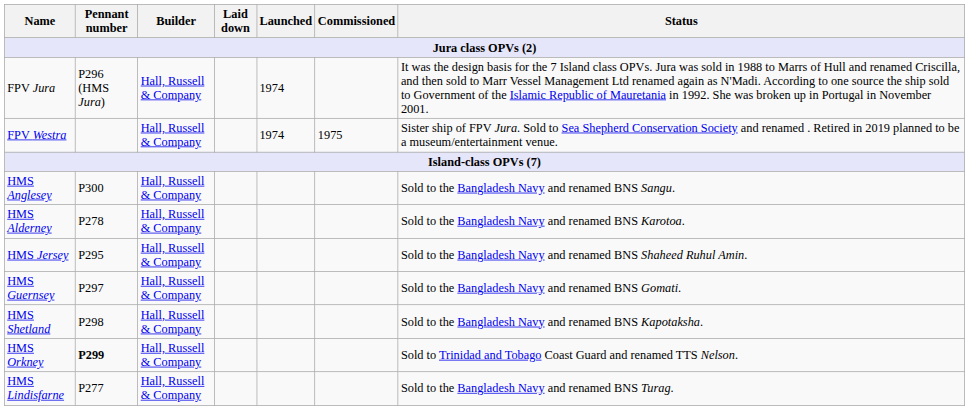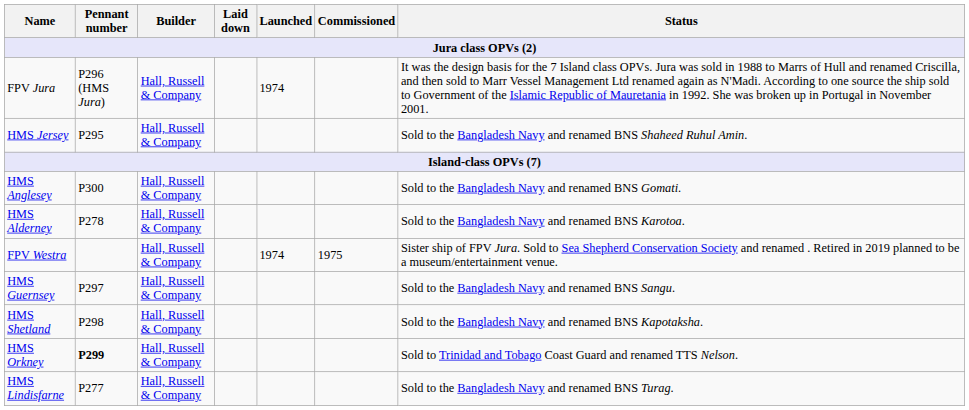rows swapped: (37, 135) <-> (38, 254)
(538, 188) Sold to the Bangladesh Navy and renamed BNS Sangu. -> (541, 188) Sold to the Bangladesh Navy and renamed BNS Gomati.
(541, 288) Sold to the Bangladesh Navy and renamed BNS Gomati. -> (538, 288) Sold to the Bangladesh Navy and renamed BNS Sangu.
